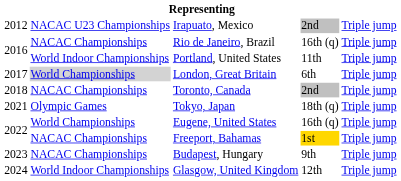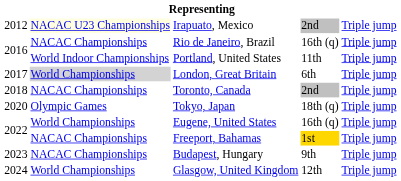(100, 25) no background -> (100, 25) lightyellow background
(16, 106) 2021 -> (16, 106) 2020
(100, 170) World Indoor Championships -> (83, 170) World Championships
